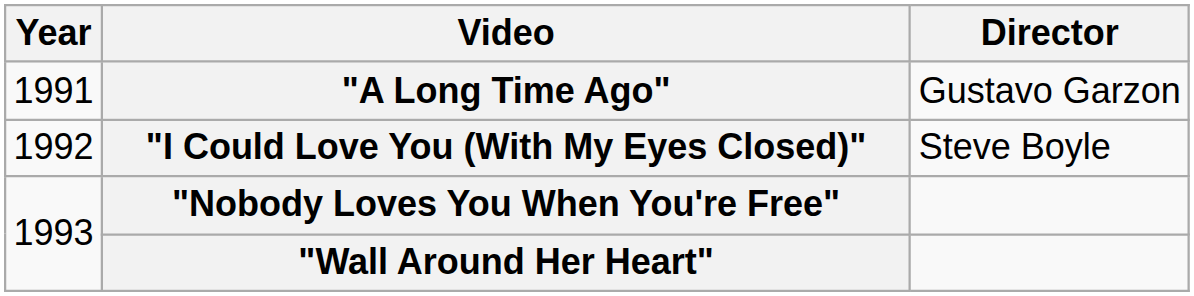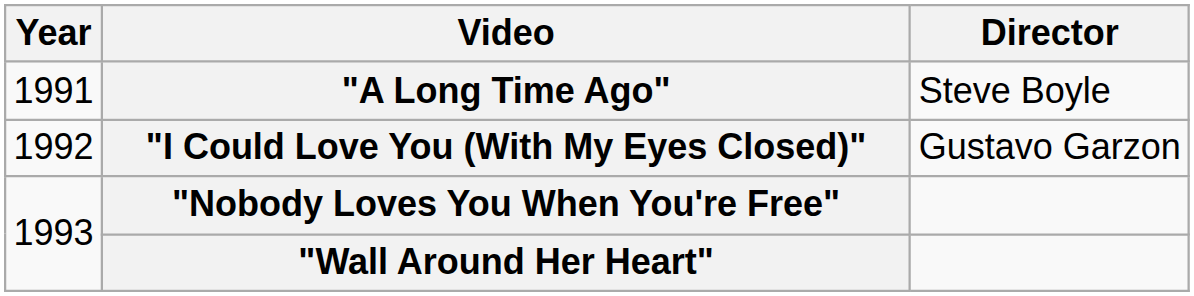(1050, 90) Gustavo Garzon -> (1015, 90) Steve Boyle
(1015, 147) Steve Boyle -> (1050, 147) Gustavo Garzon
